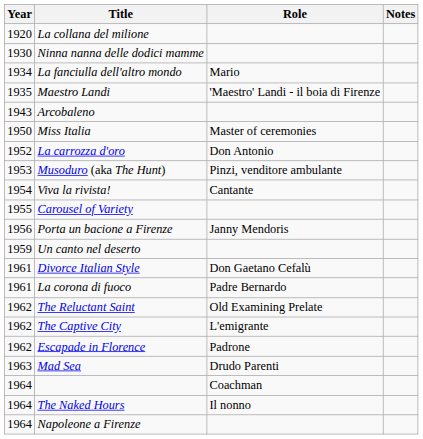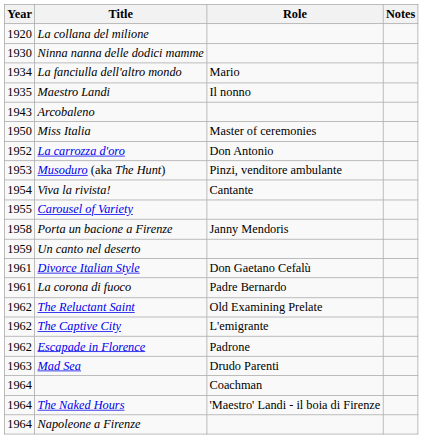(295, 92) 'Maestro' Landi - il boia di Firenze -> (230, 92) Il nonno
(20, 229) 1956 -> (20, 229) 1958
(230, 405) Il nonno -> (295, 405) 'Maestro' Landi - il boia di Firenze
